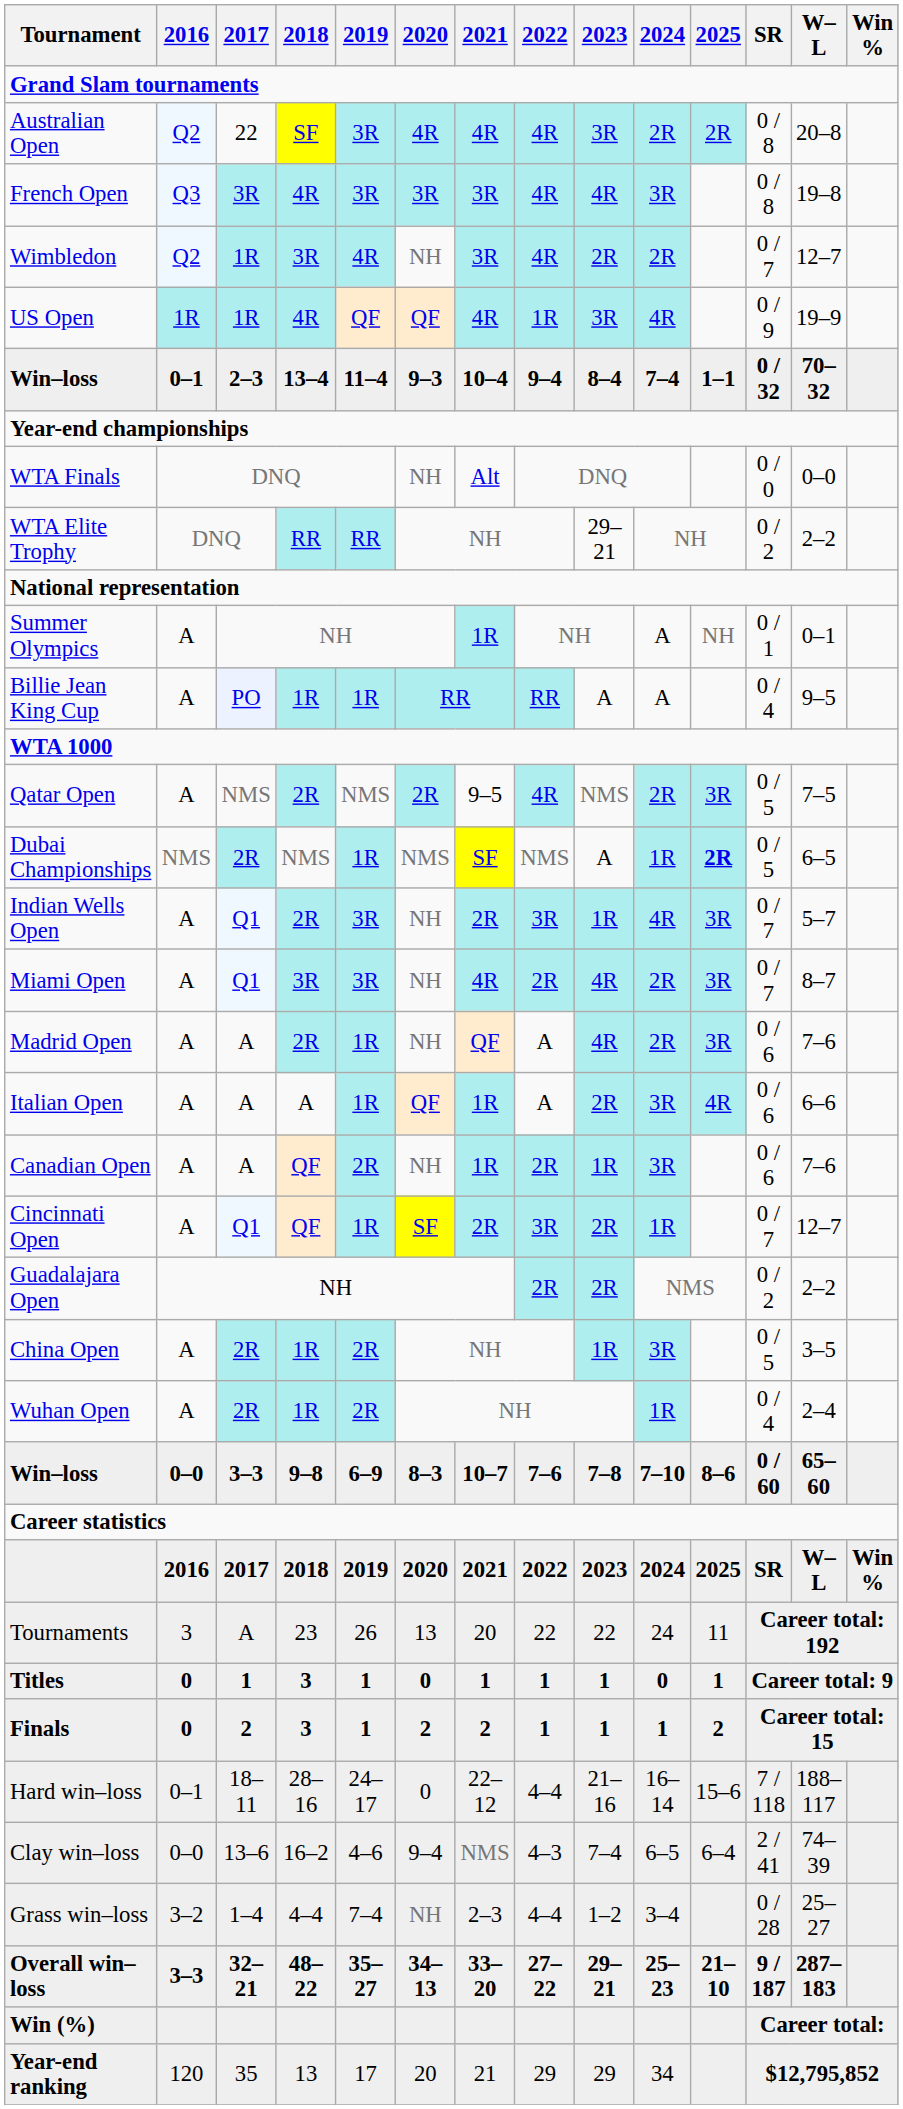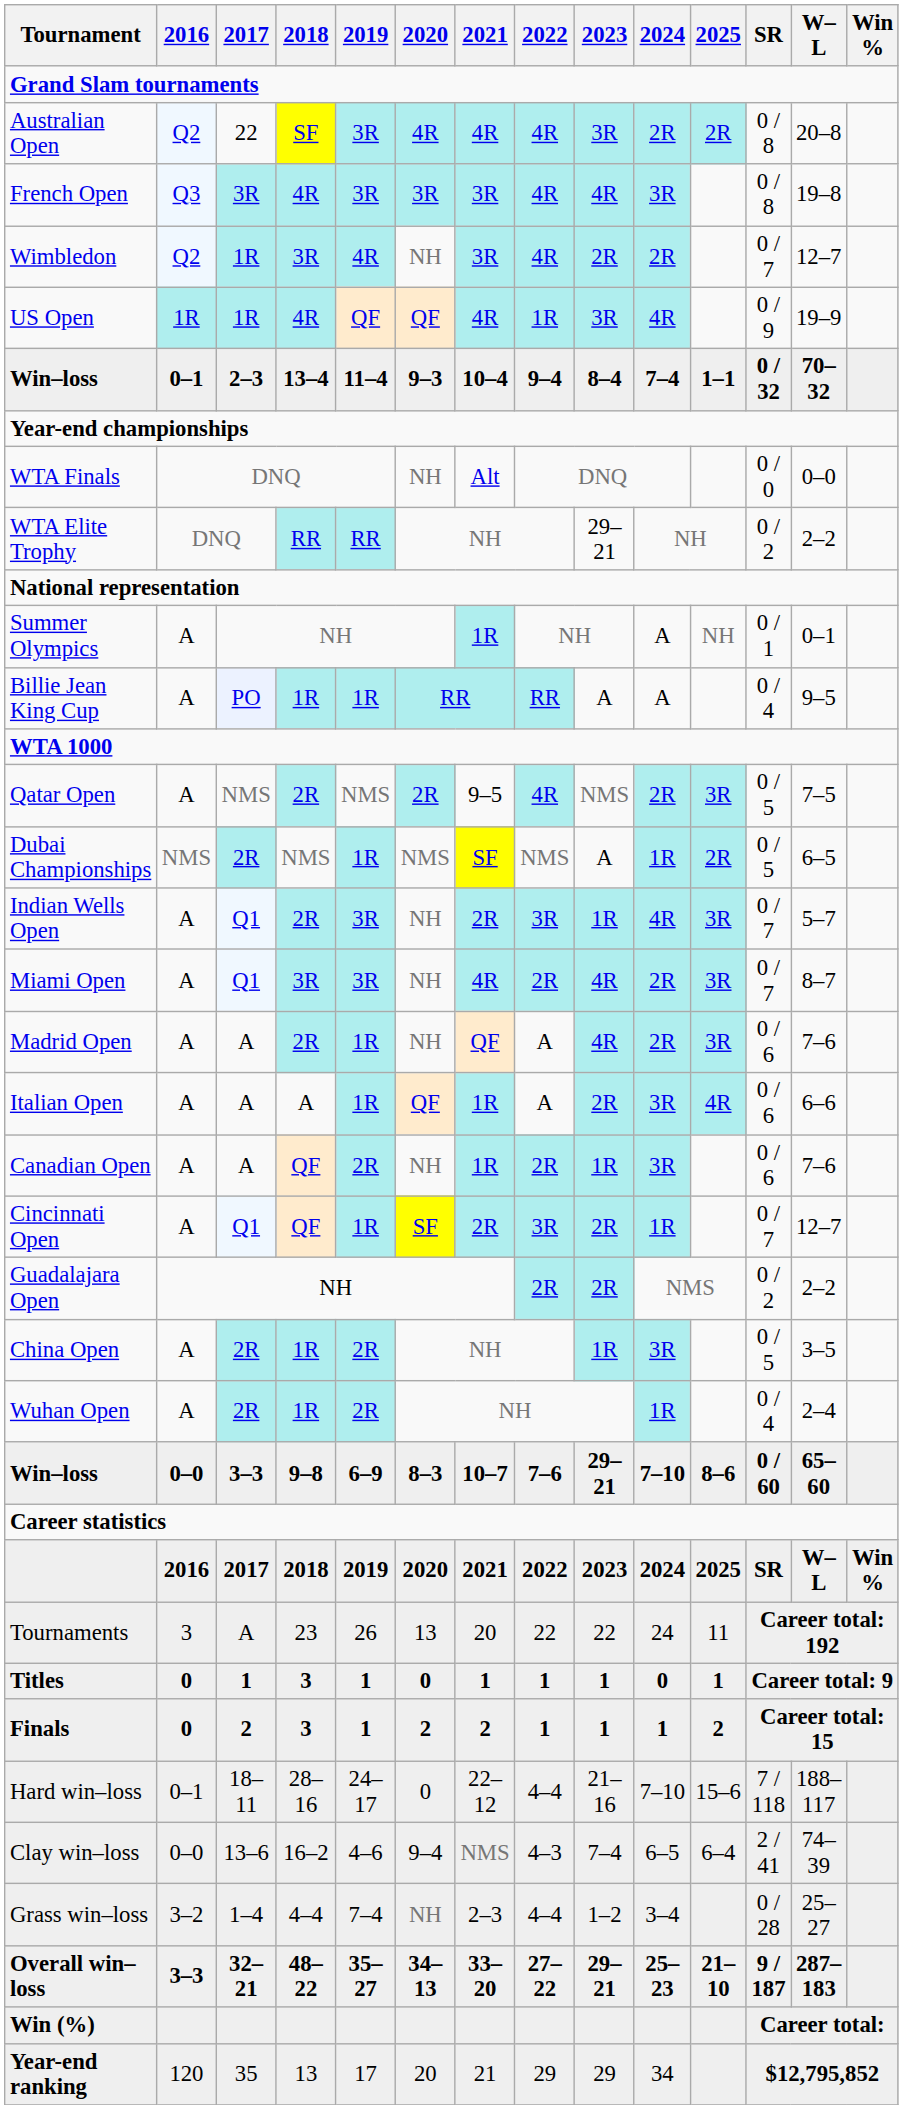(718, 856) bold -> (718, 856) normal
(605, 1472) 7–8 -> (605, 1472) 29–21
(662, 1791) 16–14 -> (662, 1791) 7–10
